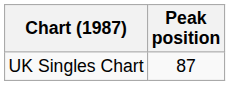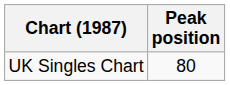(186, 66) 87 -> (186, 66) 80
